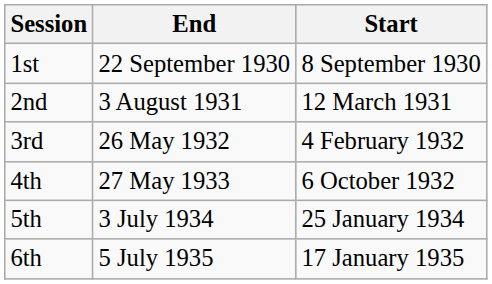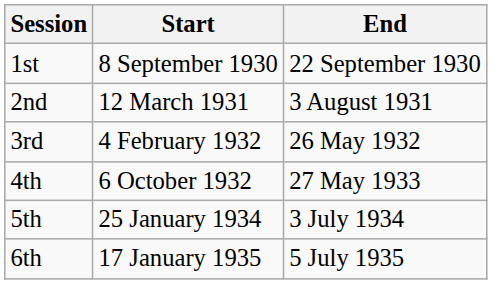columns swapped: (391, 24) <-> (194, 24)
